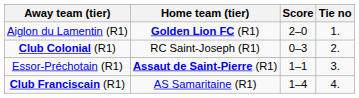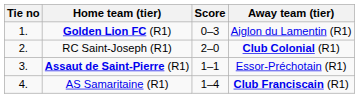columns swapped: (335, 13) <-> (67, 13)
(298, 31) 2–0 -> (210, 31) 0–3
(298, 48) 0–3 -> (210, 48) 2–0
